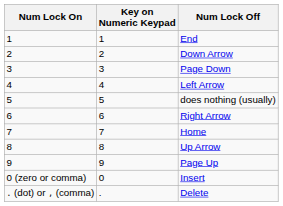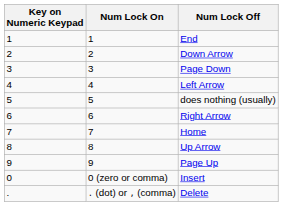columns swapped: (137, 17) <-> (50, 17)
